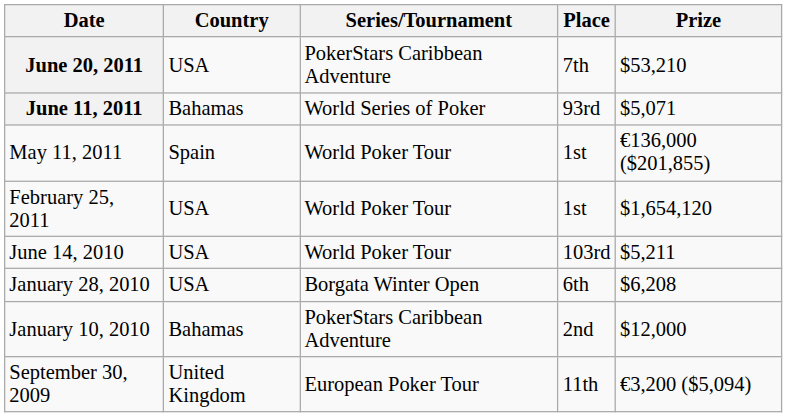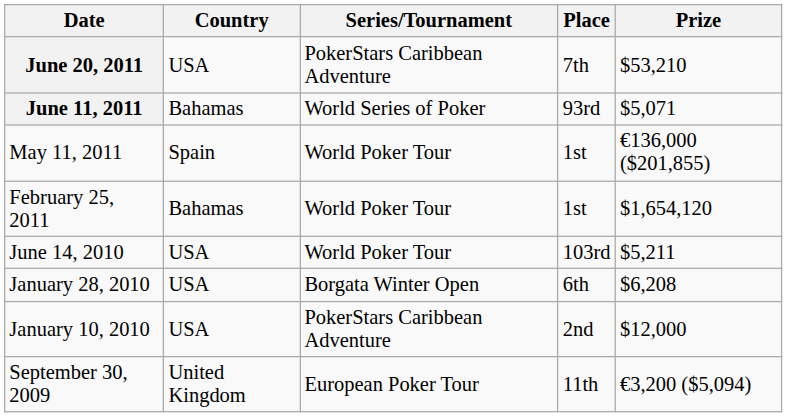(189, 208) USA -> (206, 208) Bahamas
(206, 328) Bahamas -> (189, 328) USA
